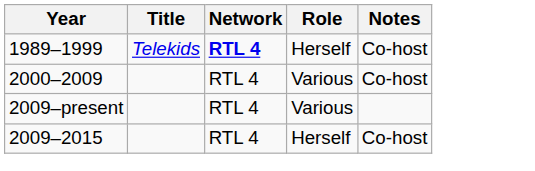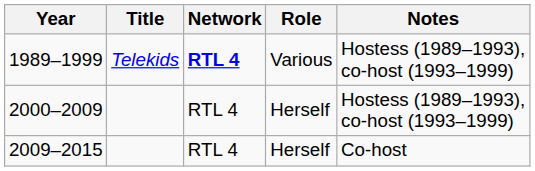(321, 49) Herself -> (301, 59) Various
(395, 49) Co-host -> (433, 59) Hostess (1989–1993), co-host (1993–1999)
(322, 78) Various -> (300, 110) Herself
(395, 78) Co-host -> (433, 110) Hostess (1989–1993), co-host (1993–1999)
- row: (66, 108)
